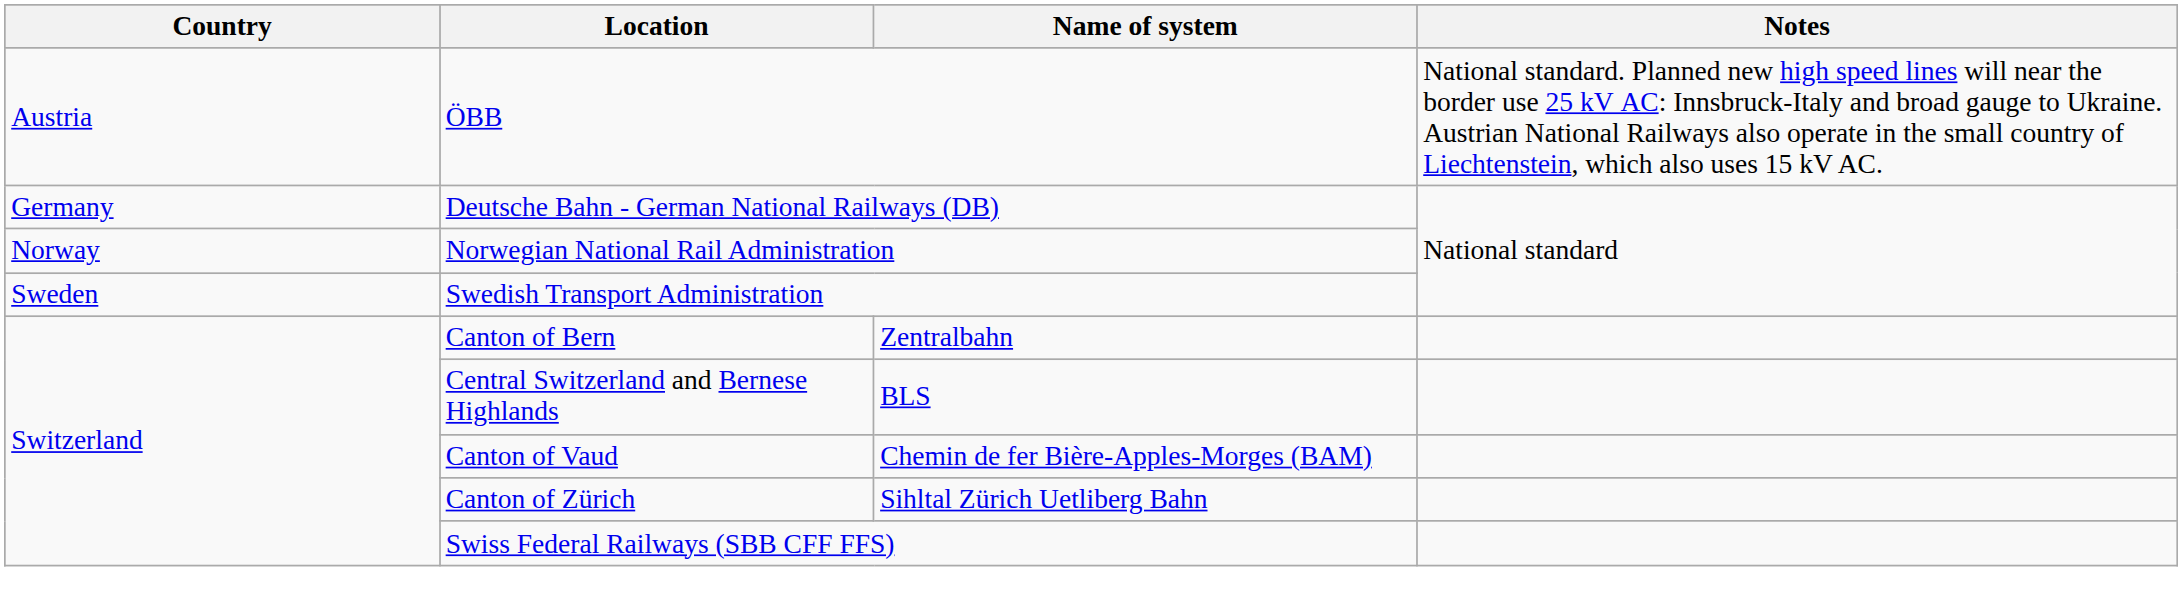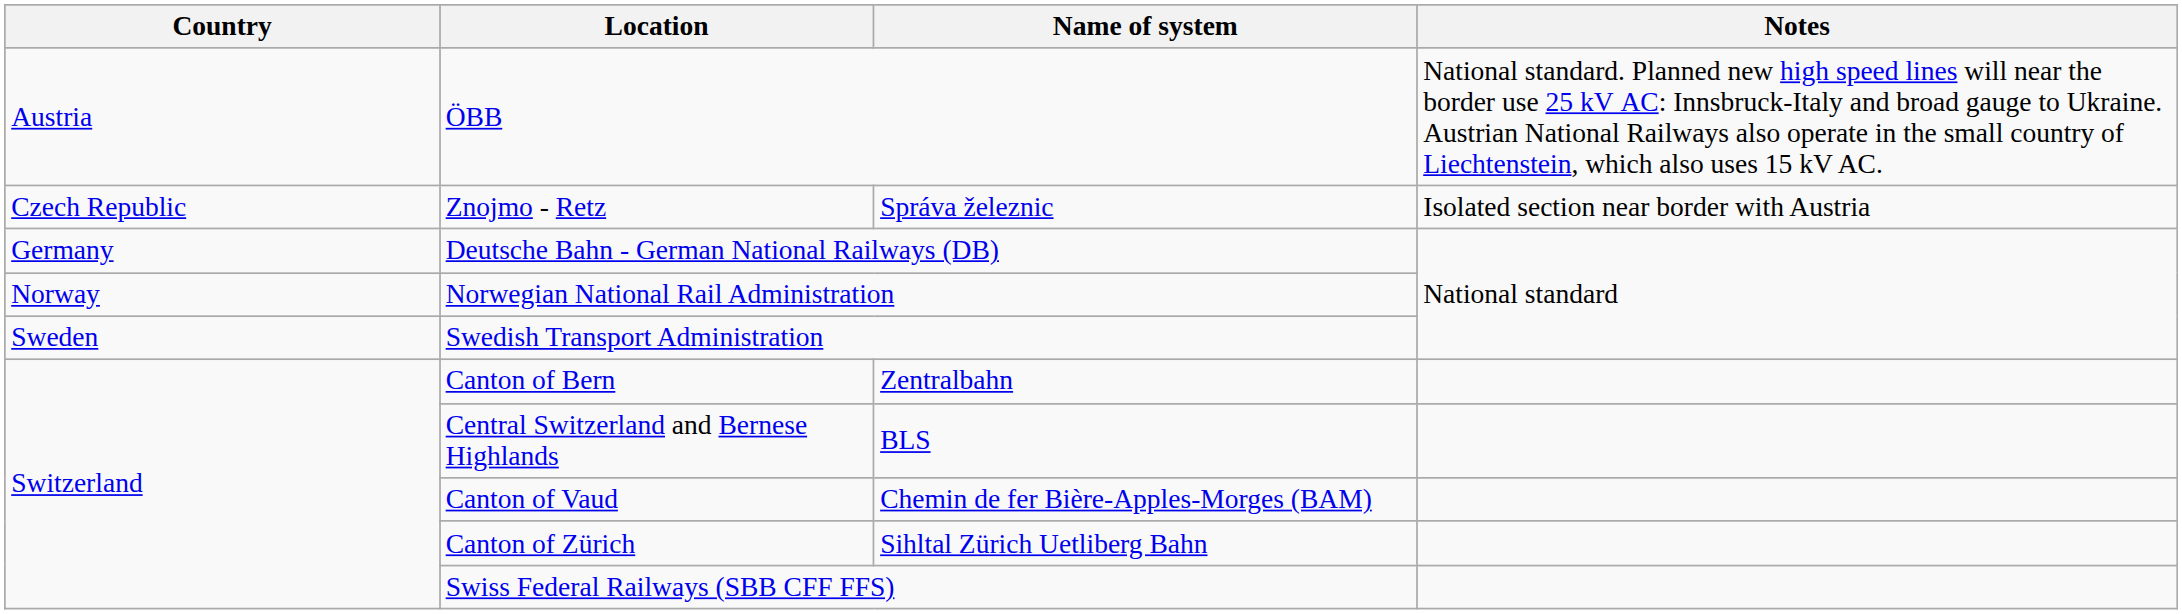+ row: (526, 206)
